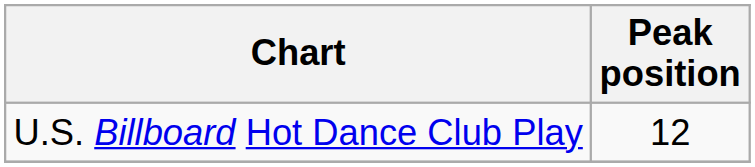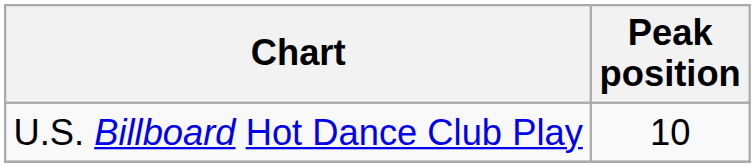(670, 131) 12 -> (670, 131) 10
